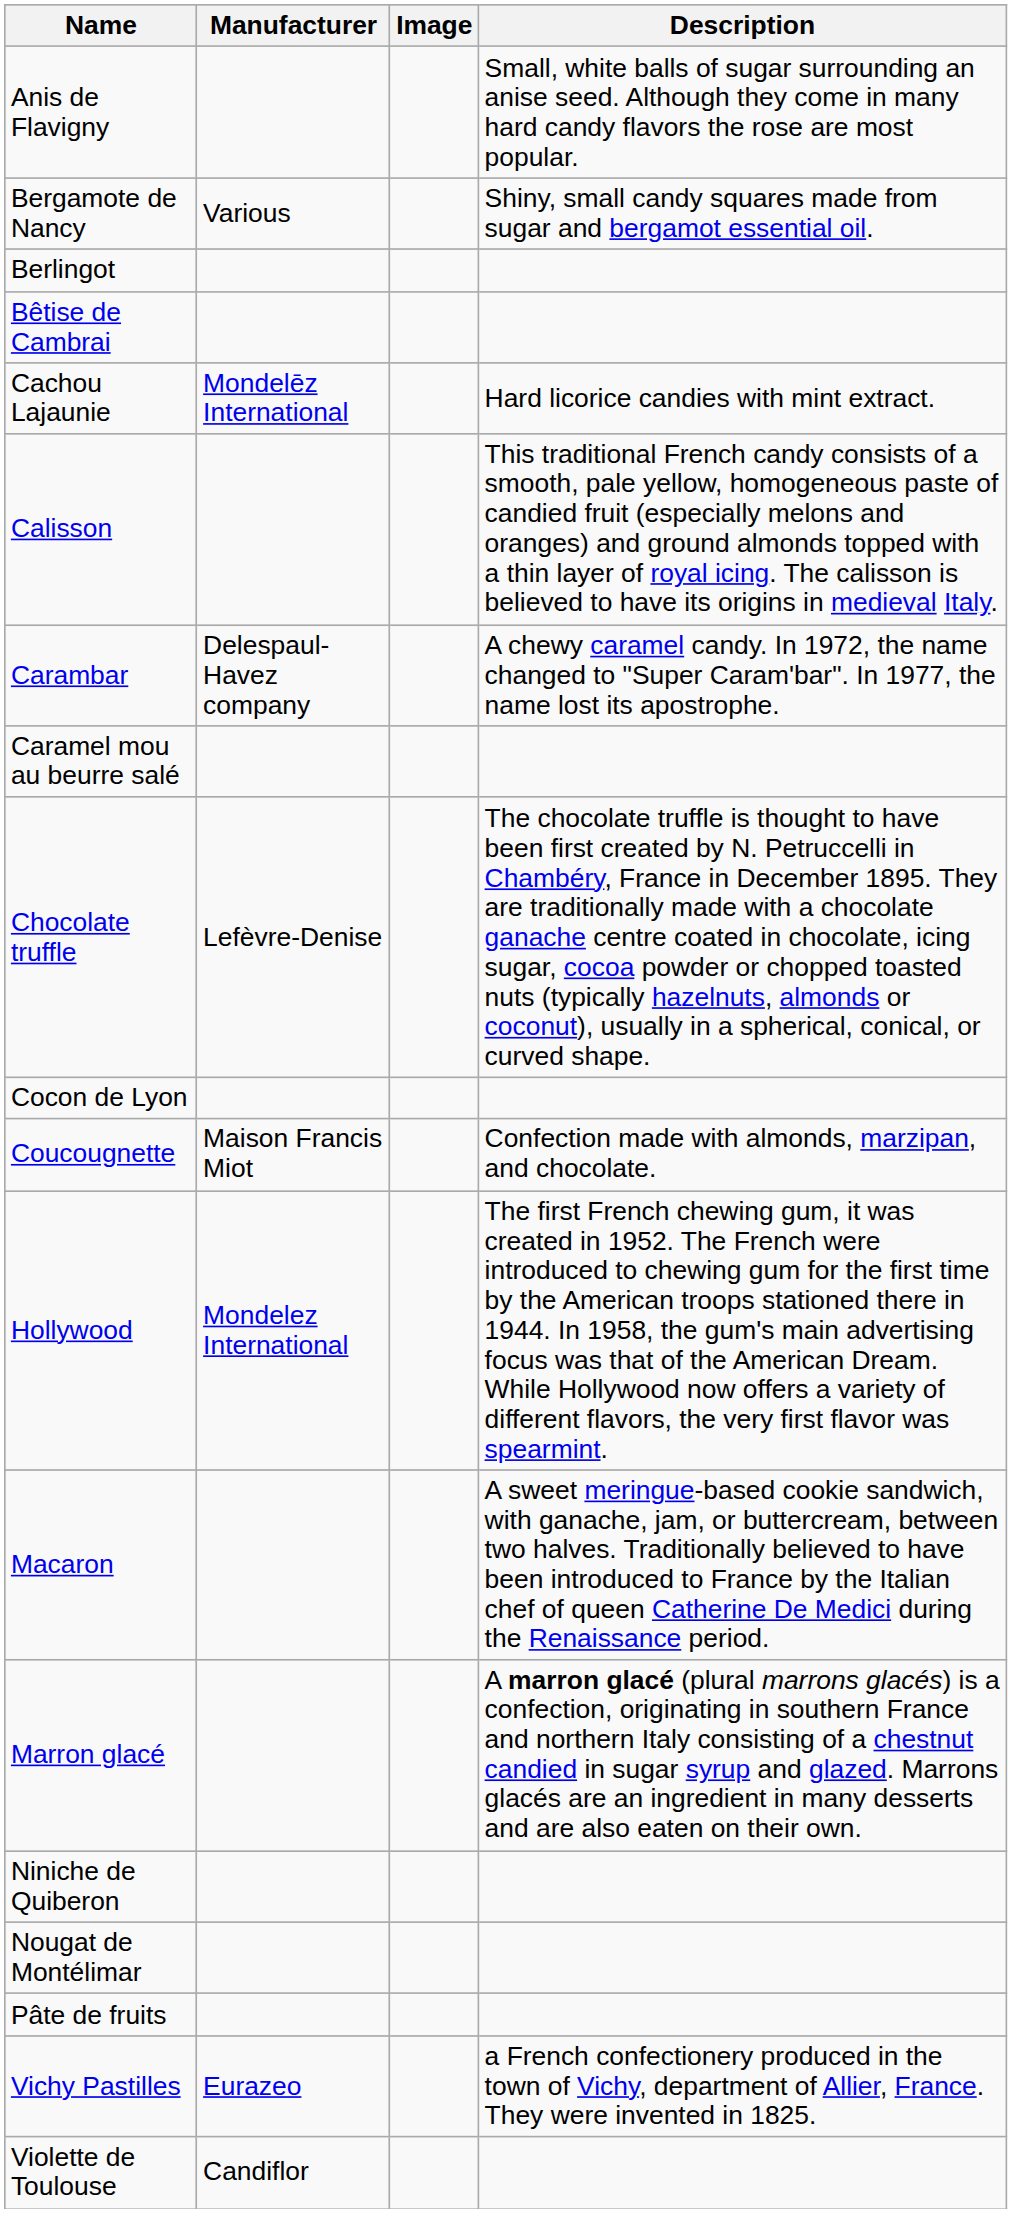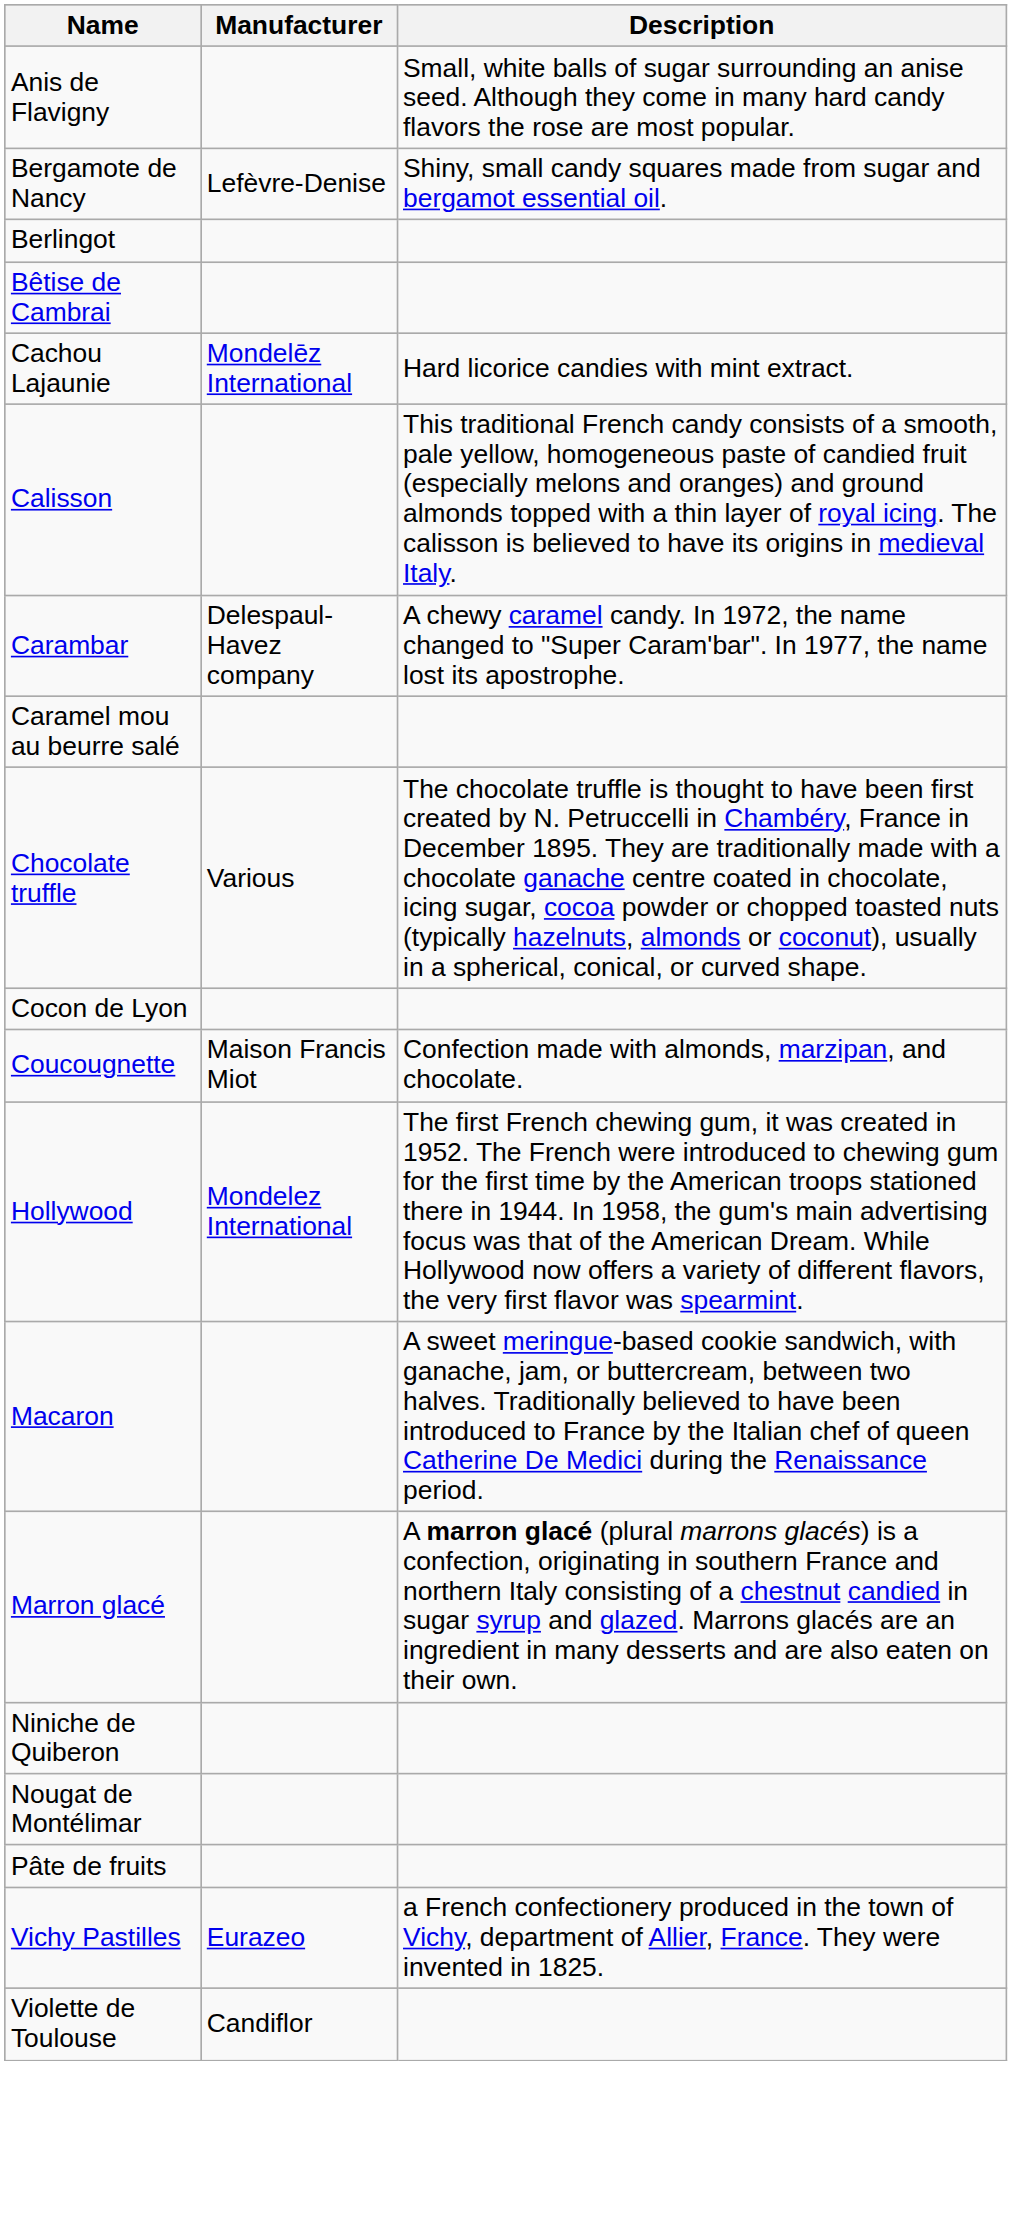- column: (434, 25)
(247, 213) Various -> (296, 183) Lefèvre-Denise
(293, 936) Lefèvre-Denise -> (251, 877) Various
